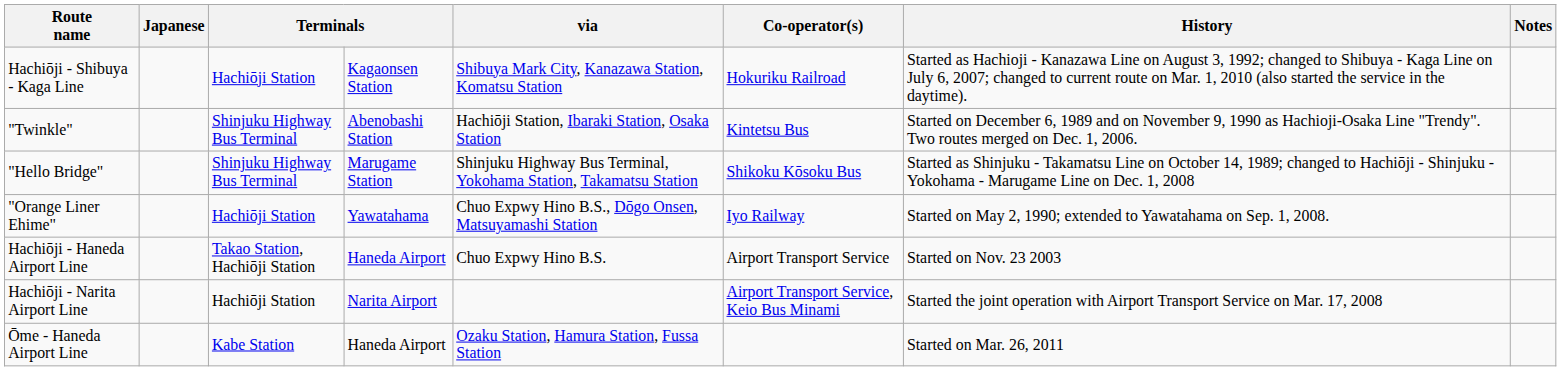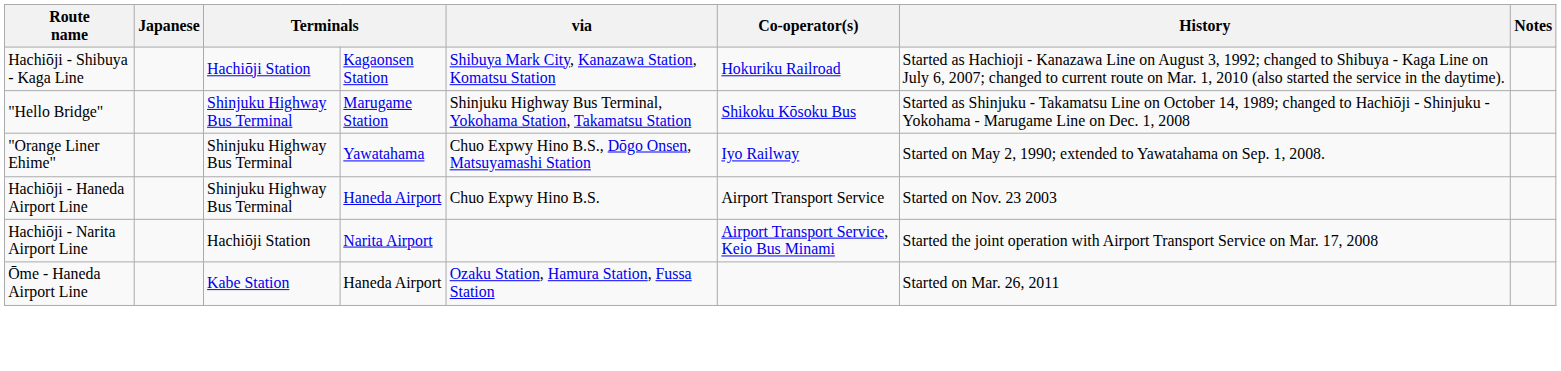- row: (40, 129)
(264, 215) Hachiōji Station -> (267, 154) Shinjuku Highway Bus Terminal
(264, 258) Takao Station, Hachiōji Station -> (267, 197) Shinjuku Highway Bus Terminal
